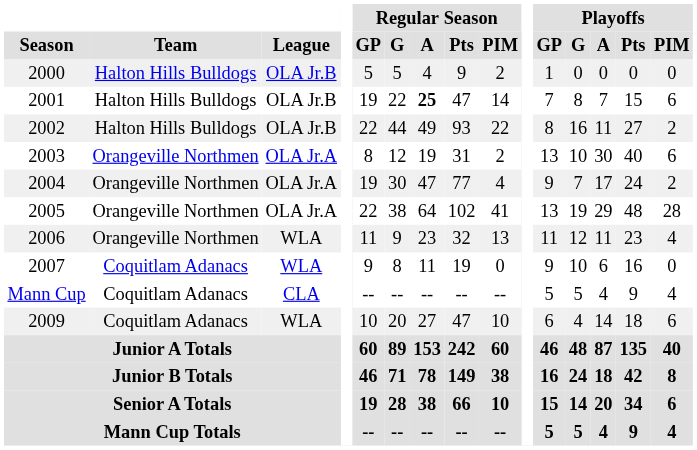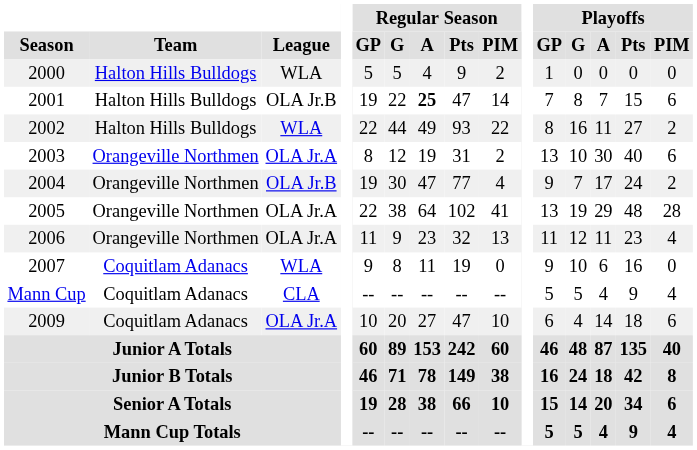(301, 72) OLA Jr.B -> (301, 72) WLA
(301, 128) OLA Jr.B -> (301, 128) WLA
(301, 183) OLA Jr.A -> (301, 183) OLA Jr.B
(301, 238) WLA -> (301, 238) OLA Jr.A
(301, 321) WLA -> (301, 321) OLA Jr.A
